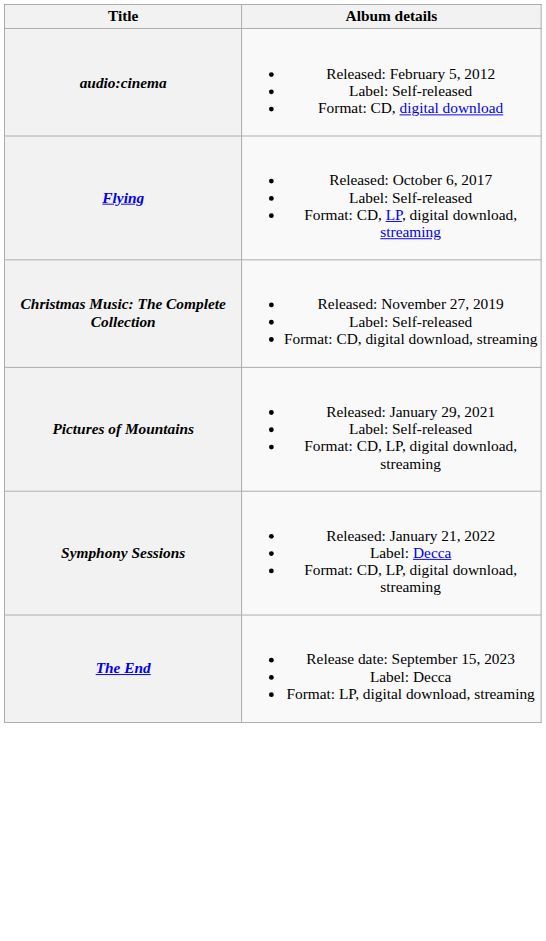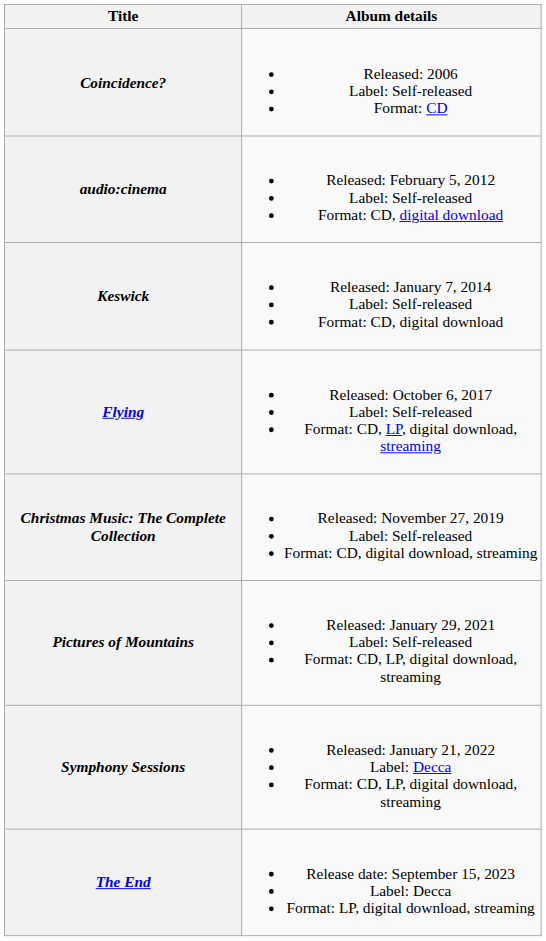+ row: (123, 82)
+ row: (123, 296)
